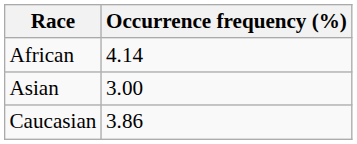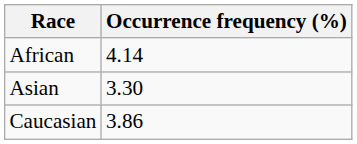(125, 88) 3.00 -> (125, 88) 3.30
